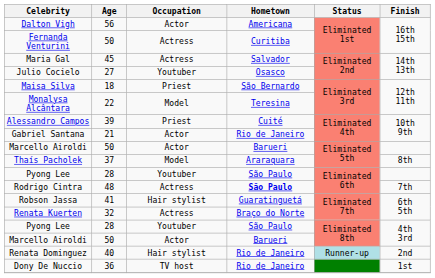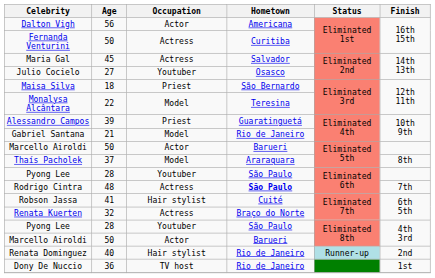(270, 121) Cuité -> (270, 121) Guaratinguetá
(177, 135) Actor -> (177, 135) Model
(270, 200) Guaratinguetá -> (270, 200) Cuité
